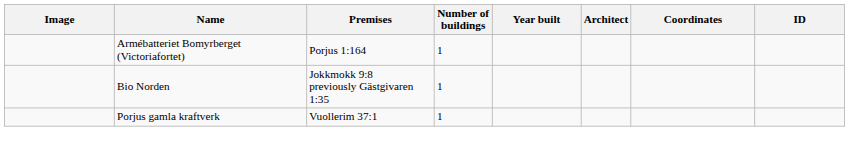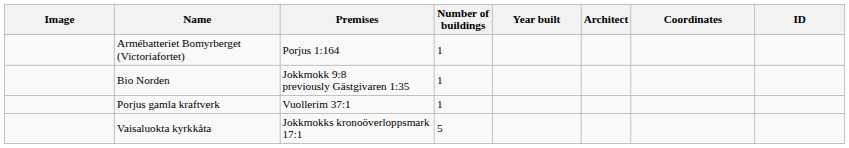+ row: (164, 128)
